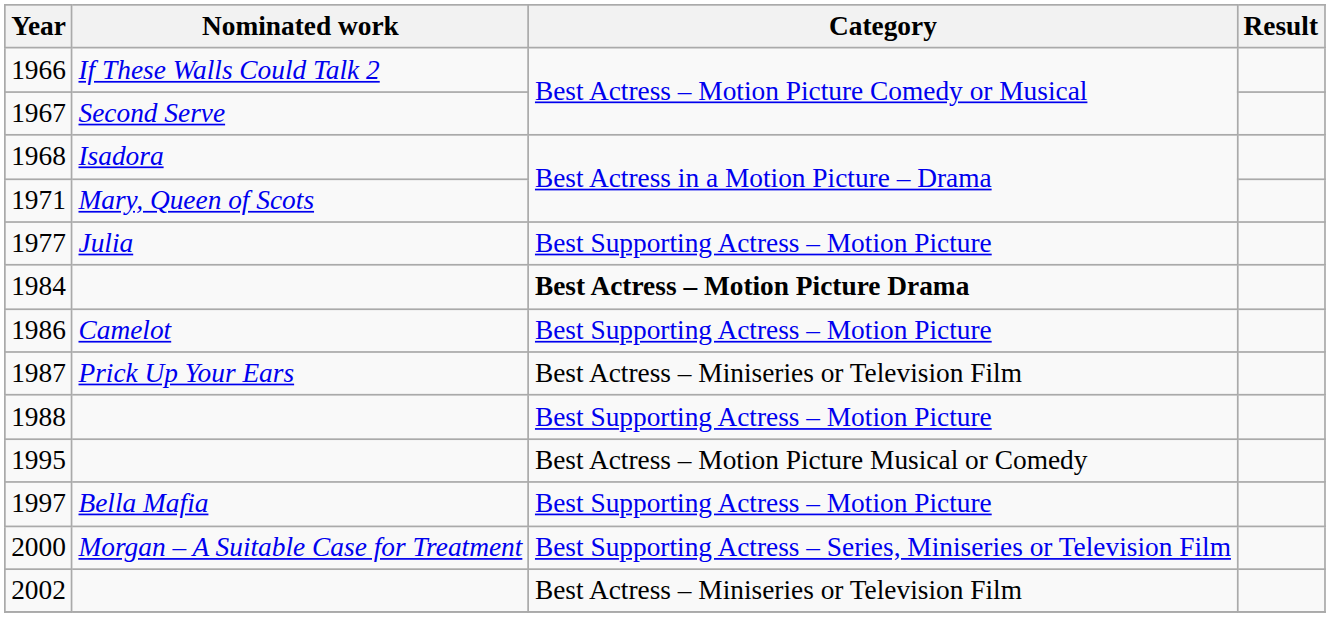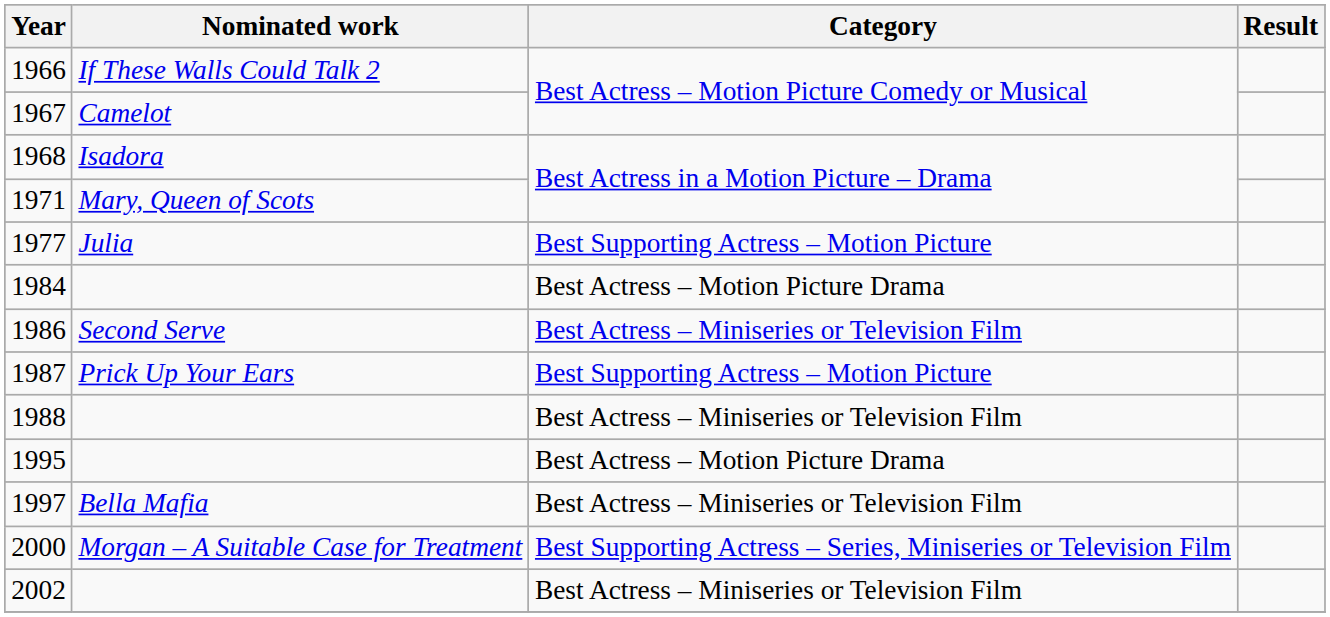(152, 112) Second Serve -> (125, 112) Camelot
(752, 286) bold -> (740, 286) normal
(125, 329) Camelot -> (152, 329) Second Serve
(763, 329) Best Supporting Actress – Motion Picture -> (778, 329) Best Actress – Miniseries or Television Film
(778, 373) Best Actress – Miniseries or Television Film -> (763, 373) Best Supporting Actress – Motion Picture
(763, 416) Best Supporting Actress – Motion Picture -> (778, 416) Best Actress – Miniseries or Television Film
(811, 460) Best Actress – Motion Picture Musical or Comedy -> (740, 460) Best Actress – Motion Picture Drama
(763, 503) Best Supporting Actress – Motion Picture -> (778, 503) Best Actress – Miniseries or Television Film
